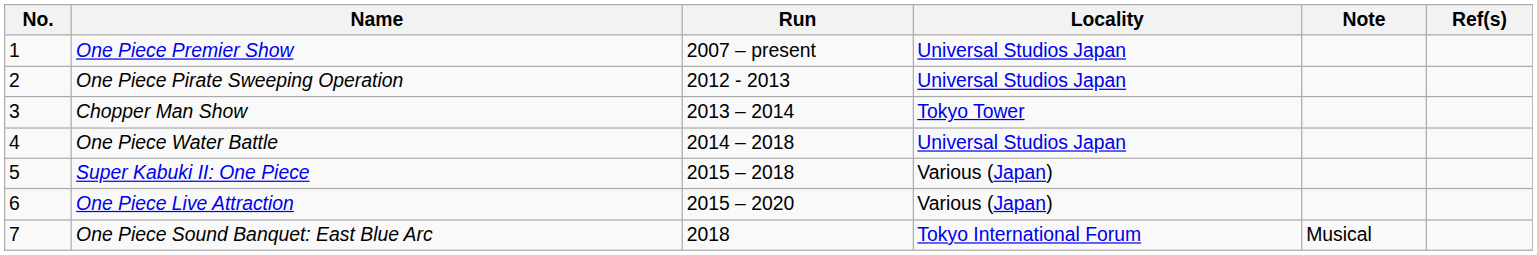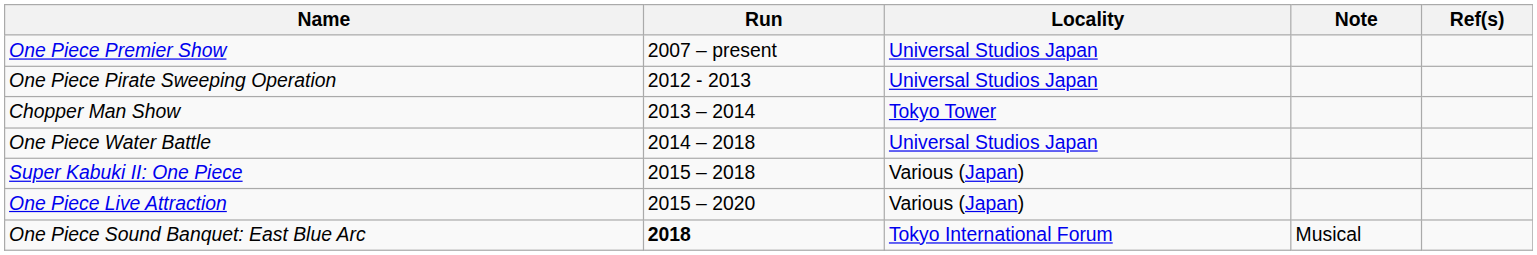- column: (38, 19)
(708, 234) normal -> (669, 234) bold
